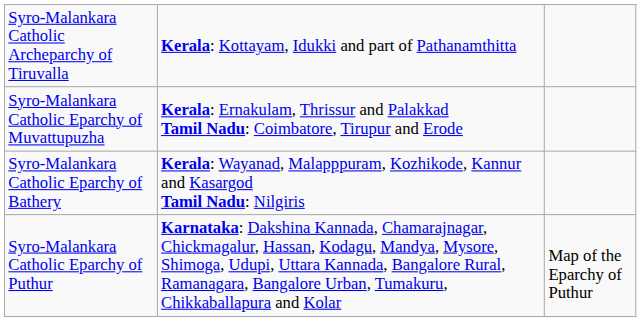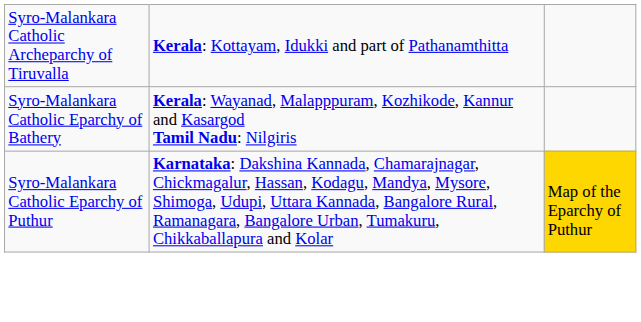- row: (75, 118)
(585, 274) no background -> (584, 210) gold background
